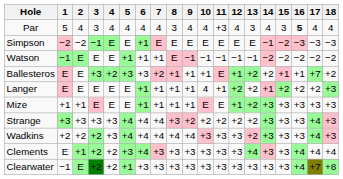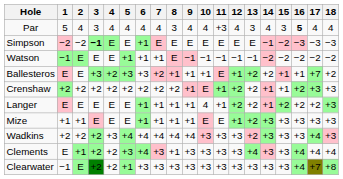(96, 43) normal -> (96, 43) bold
+ row: (29, 89)
- row: (24, 120)
(174, 151) +3 -> (174, 151) +1
